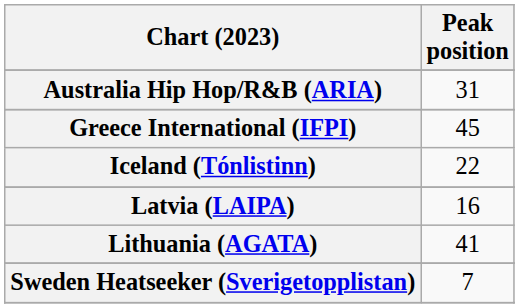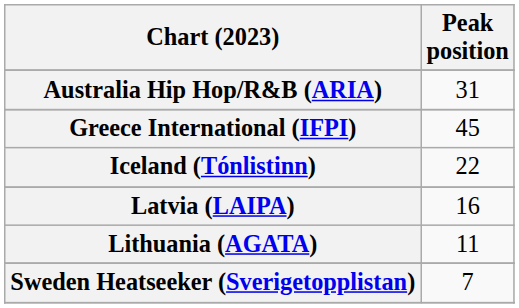(468, 243) 41 -> (468, 243) 11
